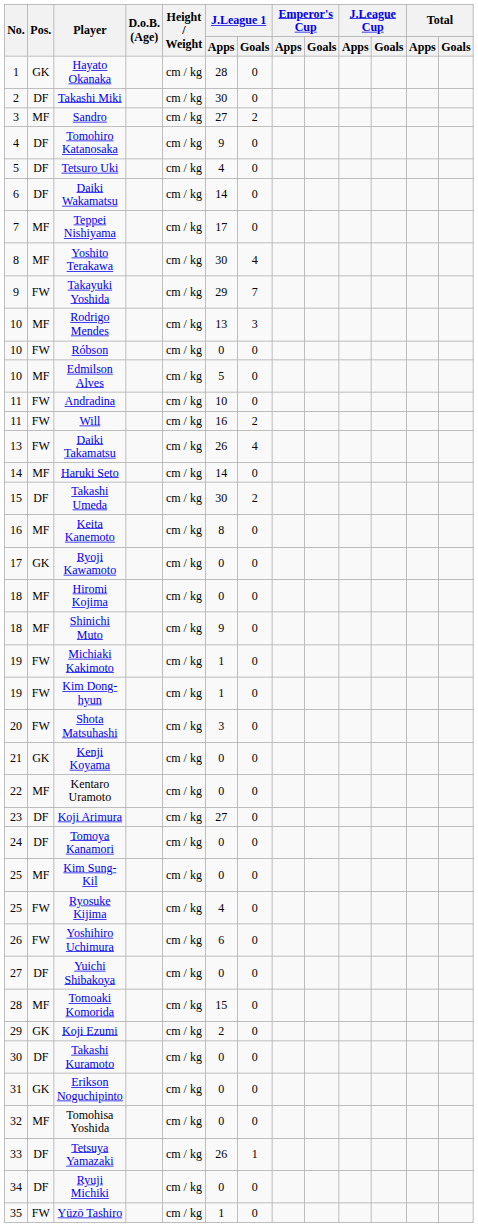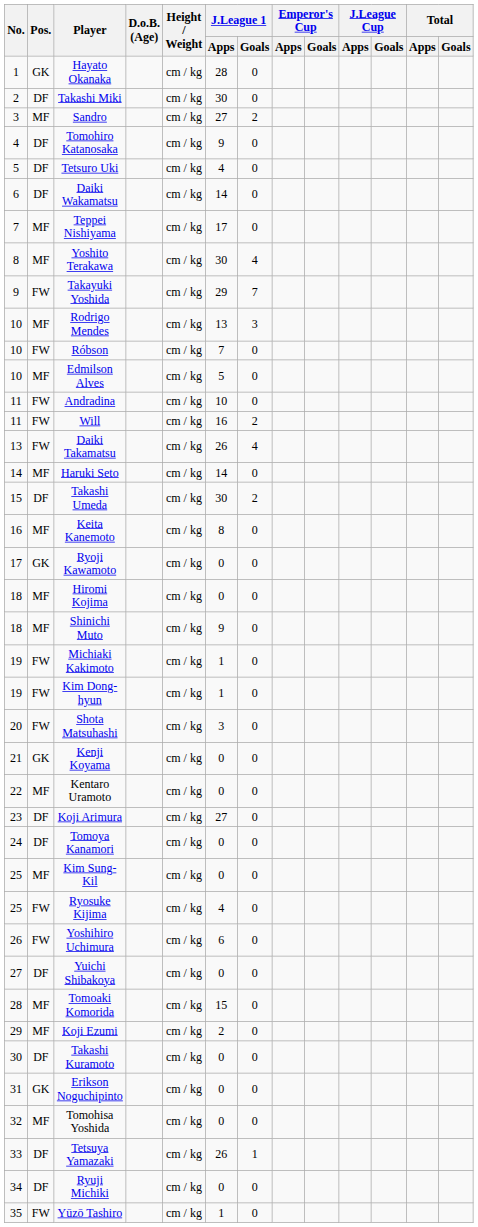(221, 350) 0 -> (221, 350) 7
(41, 1031) GK -> (41, 1031) MF
